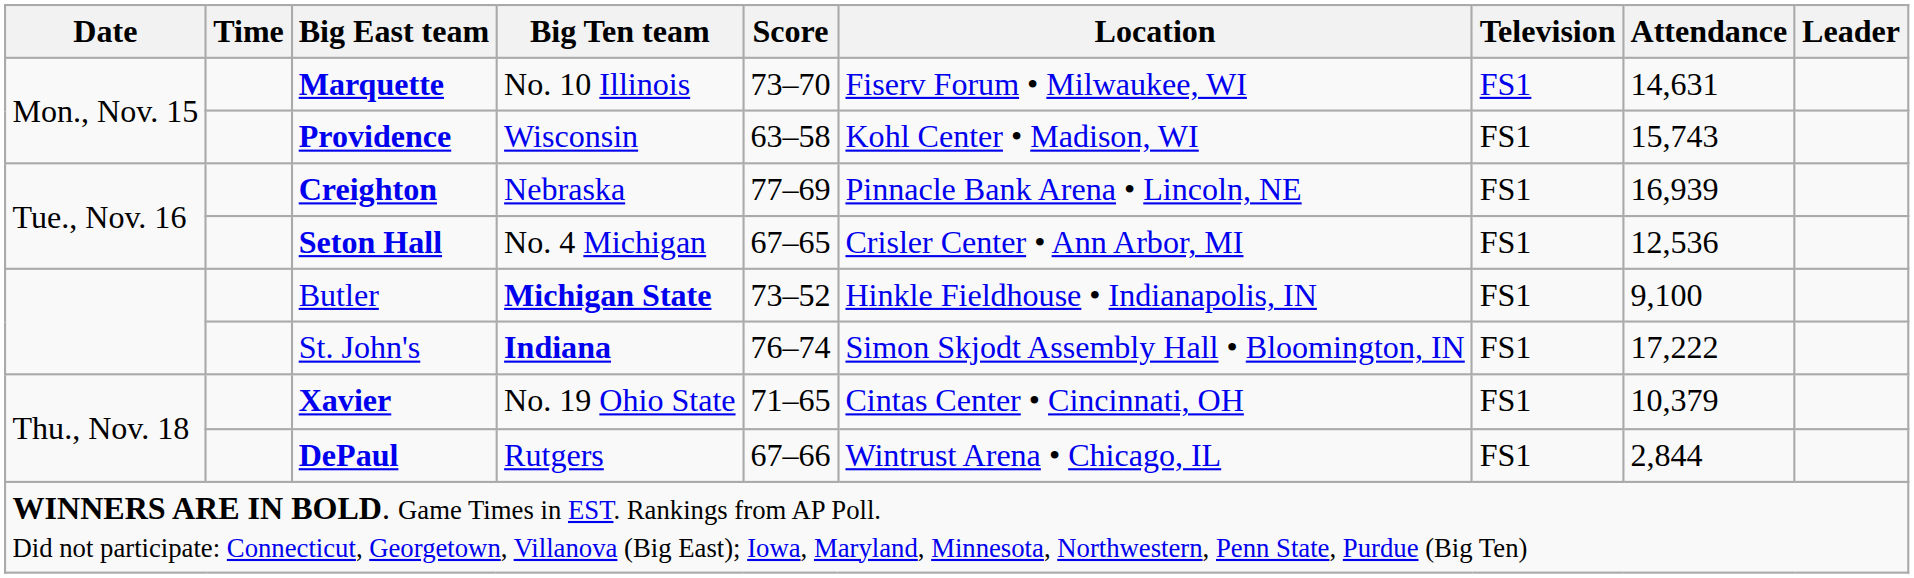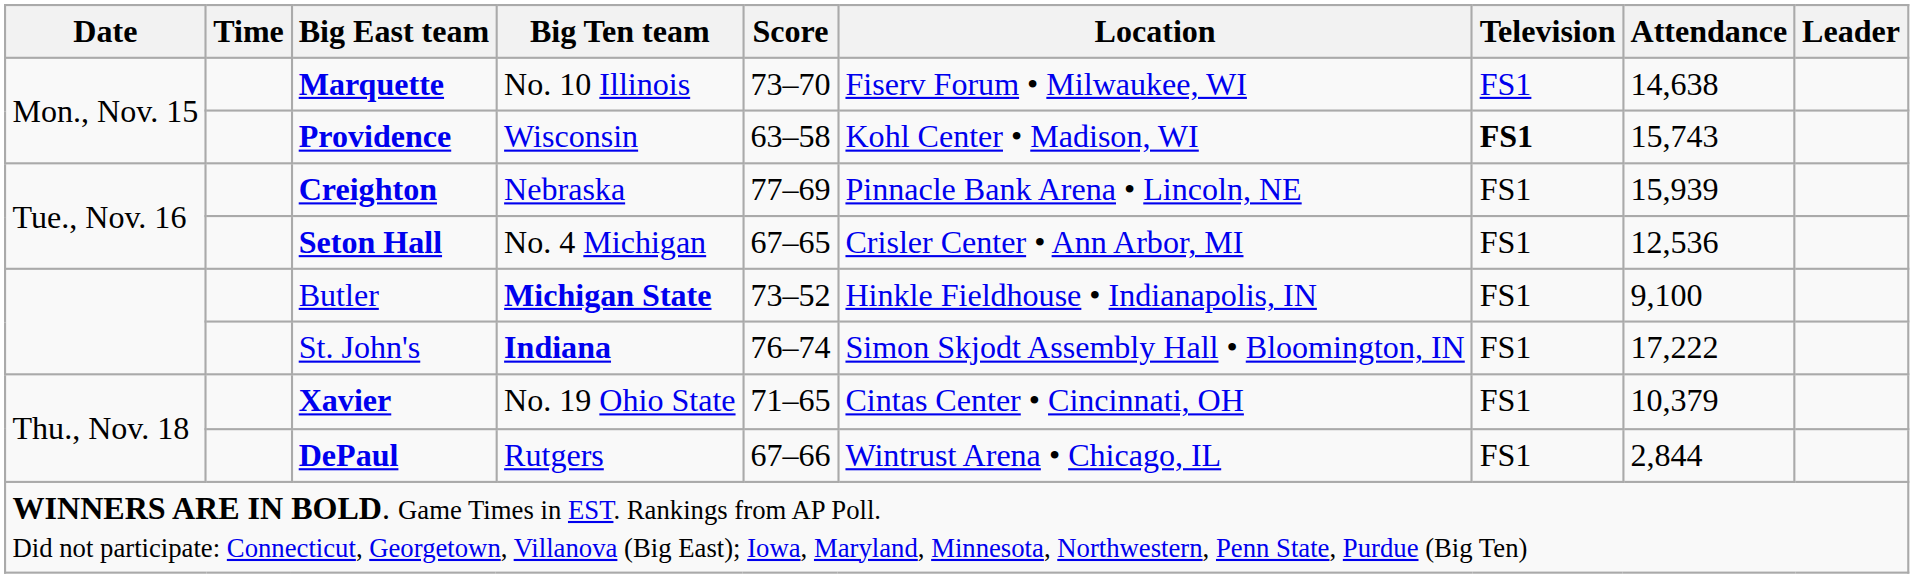(1675, 84) 14,631 -> (1675, 84) 14,638
(1506, 136) normal -> (1506, 136) bold
(1675, 189) 16,939 -> (1675, 189) 15,939
